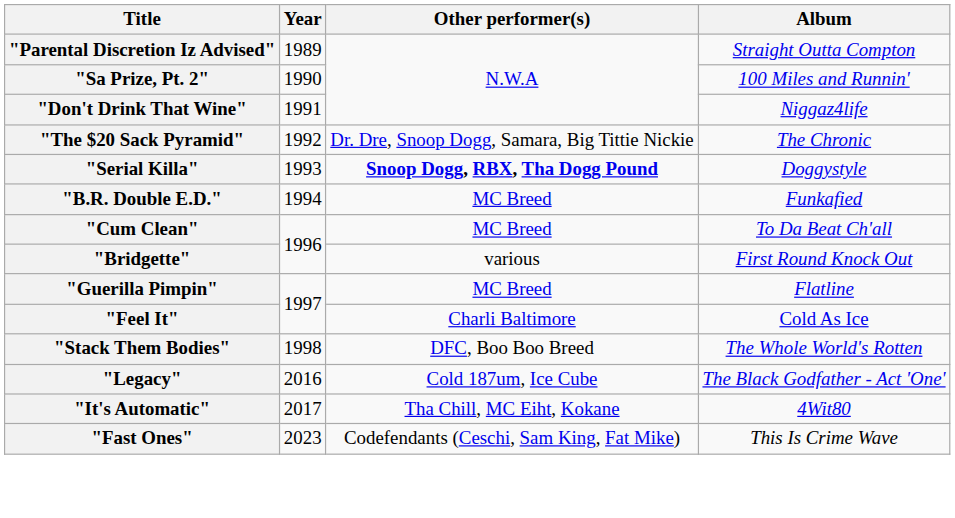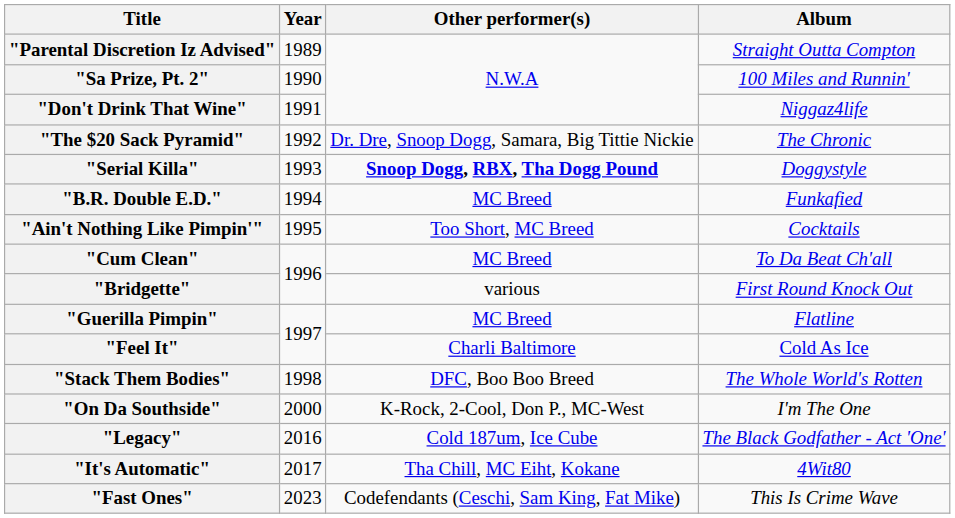+ row: (142, 229)
+ row: (142, 408)
